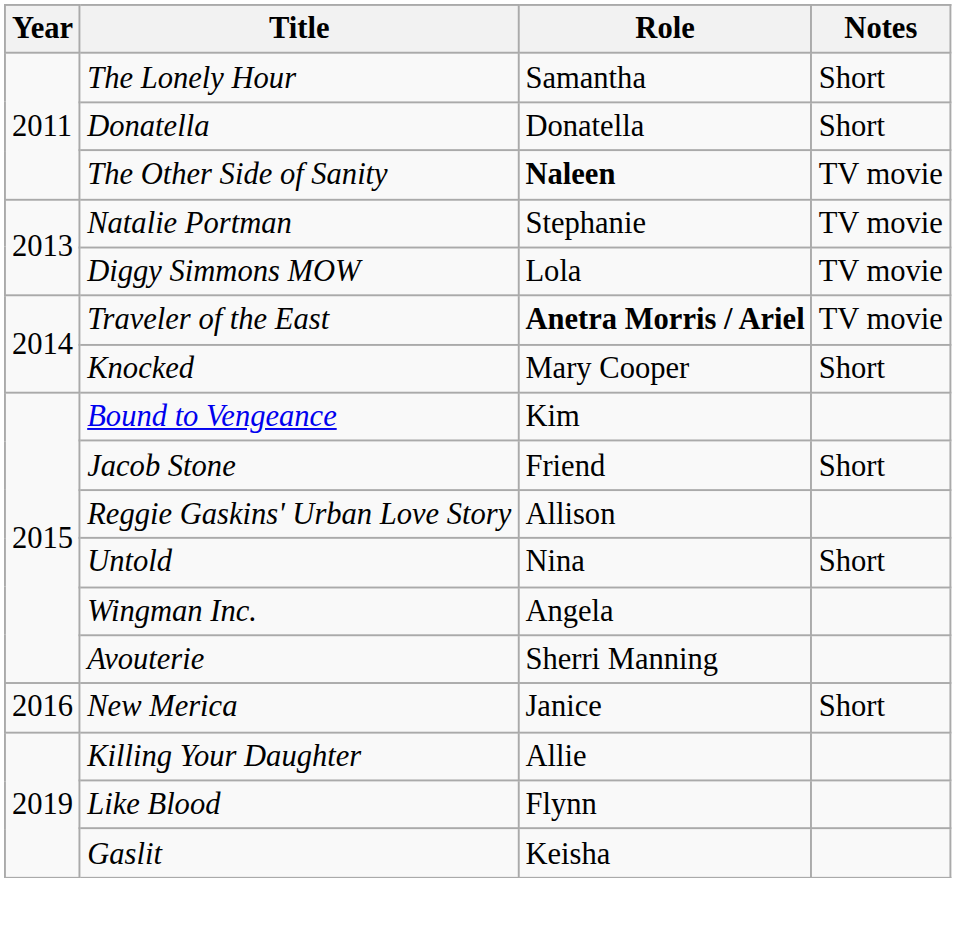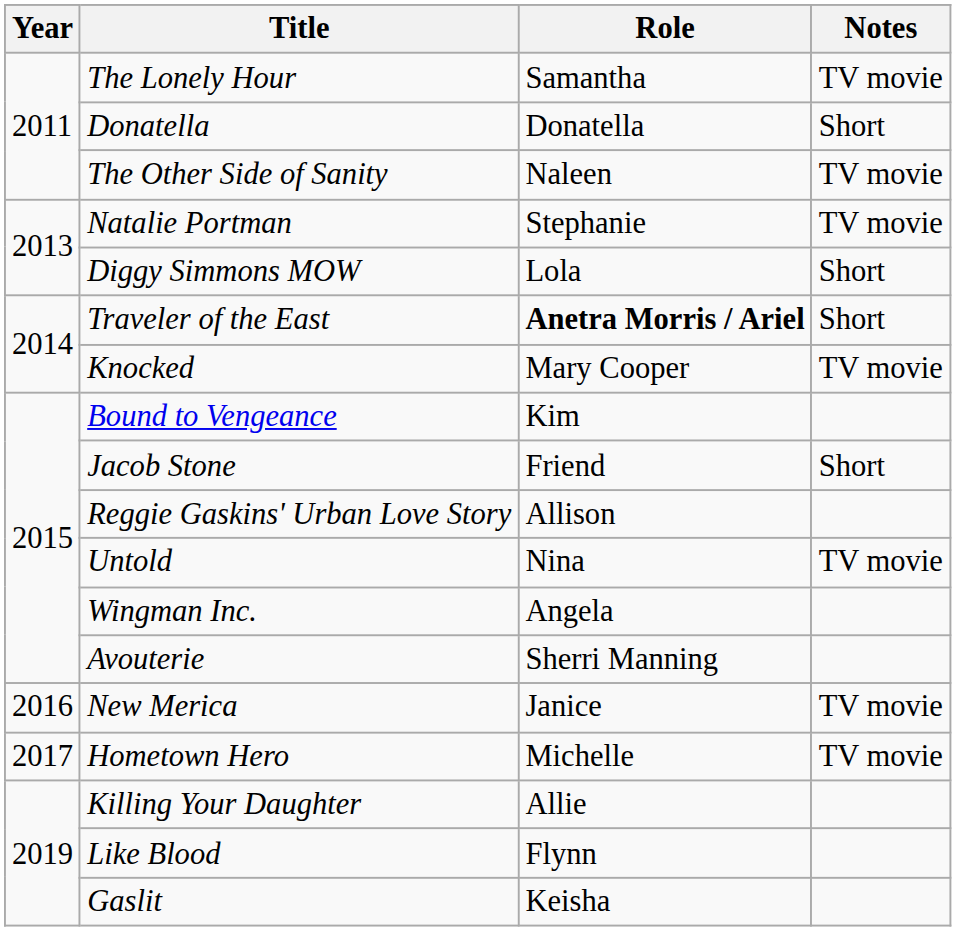(852, 77) Short -> (881, 77) TV movie
(570, 174) bold -> (569, 174) normal
(881, 271) TV movie -> (852, 271) Short
(881, 319) TV movie -> (852, 319) Short
(852, 367) Short -> (881, 367) TV movie
(852, 561) Short -> (881, 561) TV movie
(852, 707) Short -> (881, 707) TV movie
+ row: (188, 755)
